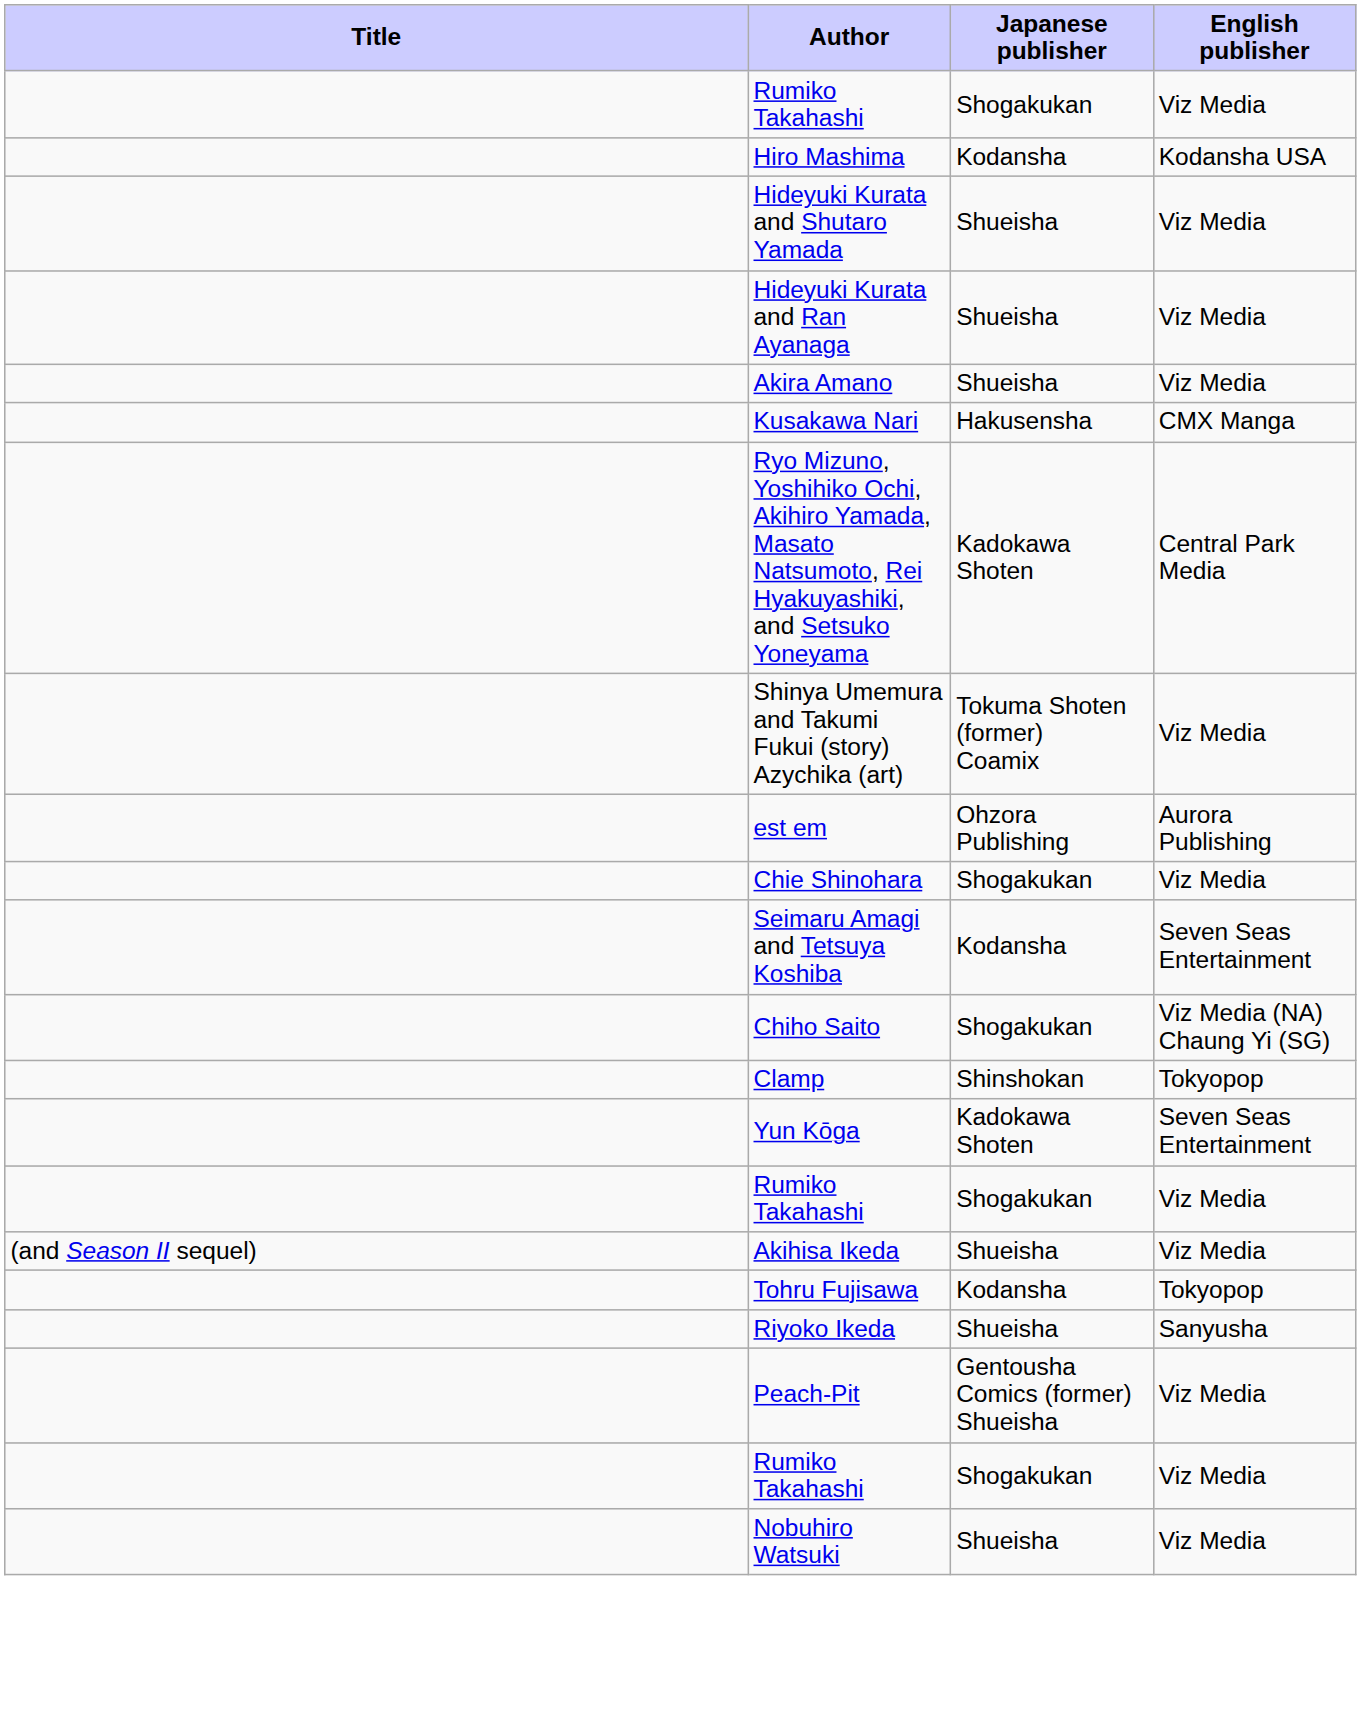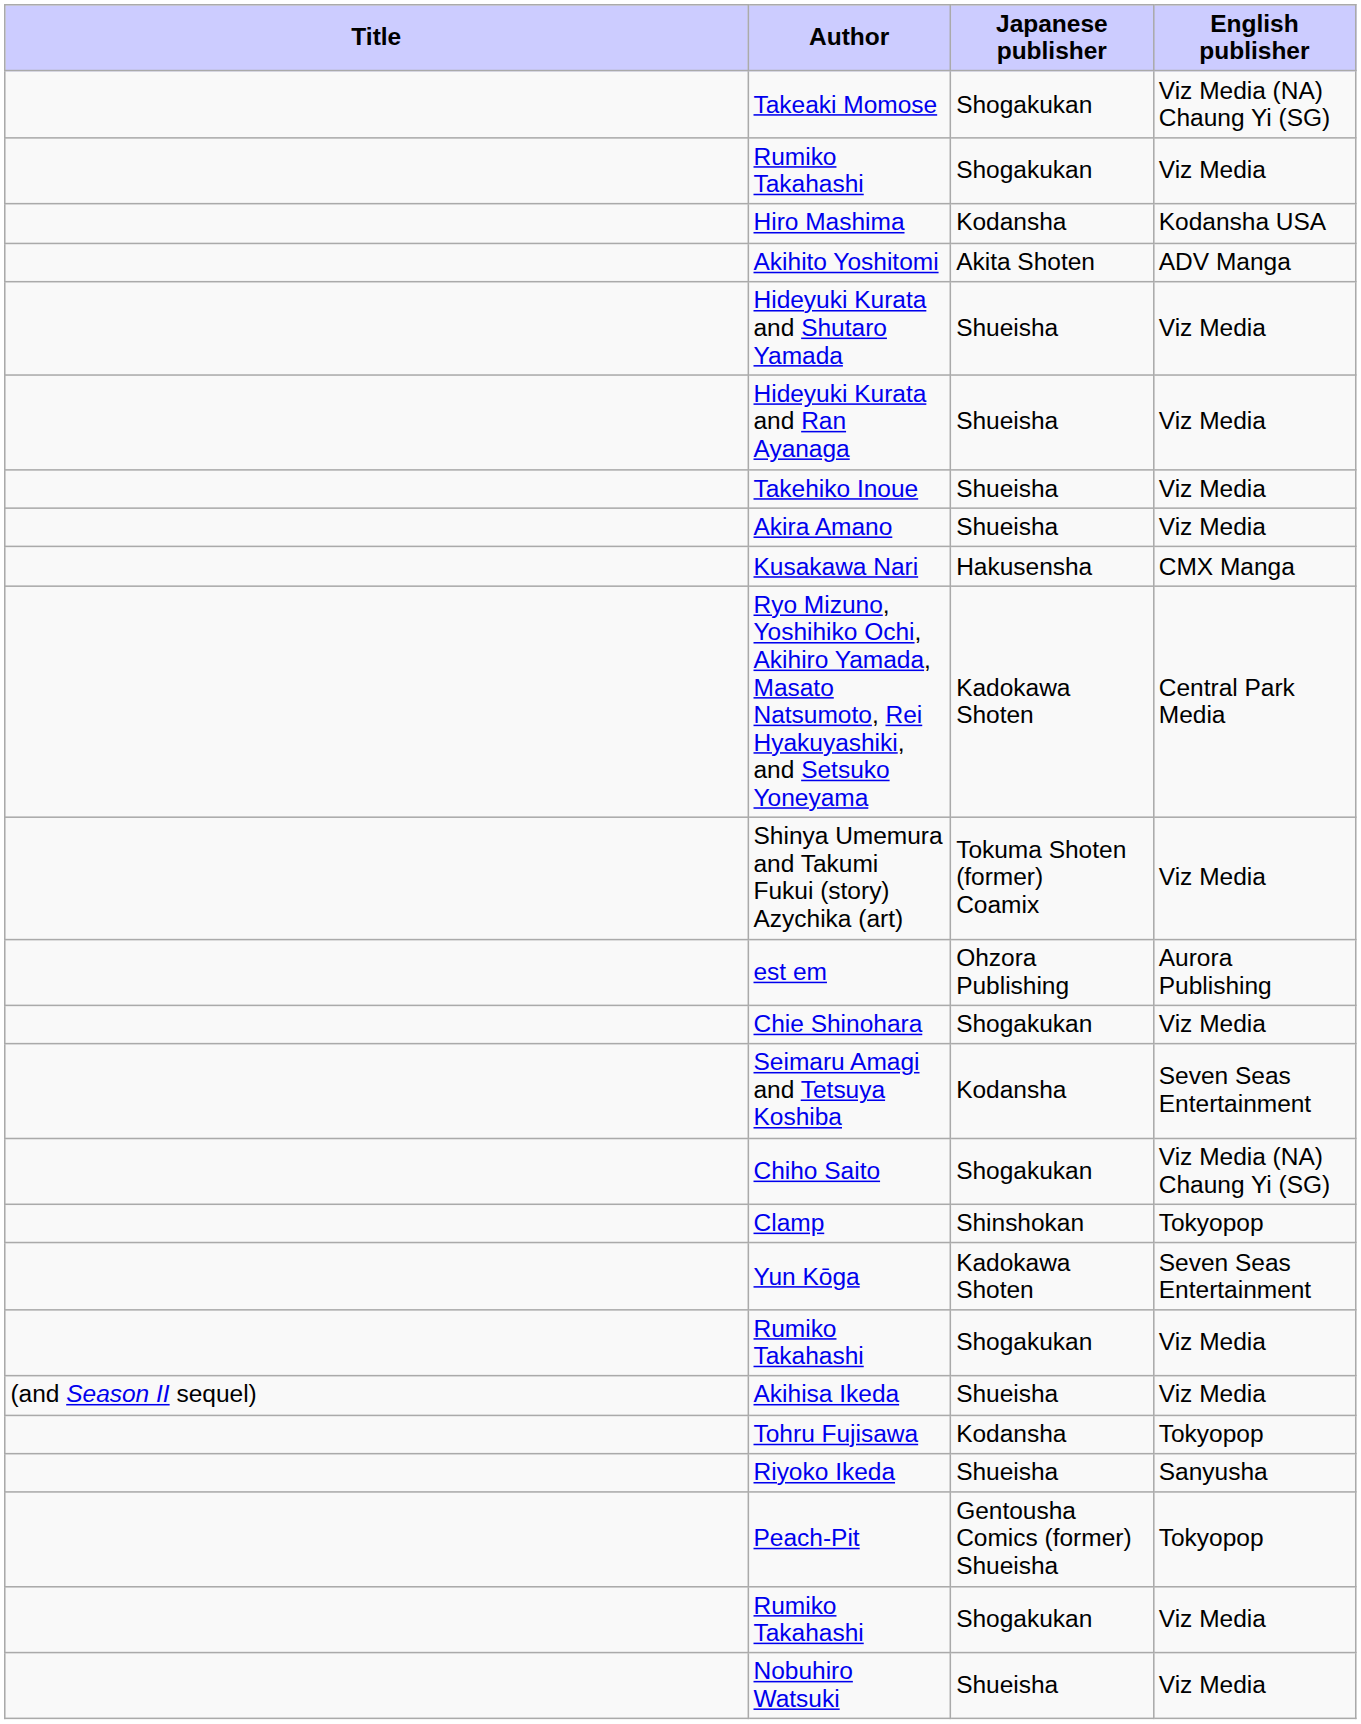+ row: (845, 104)
+ row: (846, 261)
+ row: (836, 488)
(1212, 1394) Viz Media -> (1211, 1538) Tokyopop
